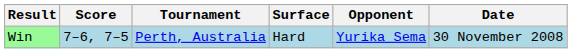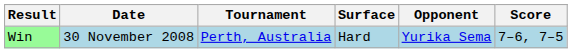columns swapped: (498, 15) <-> (96, 15)
